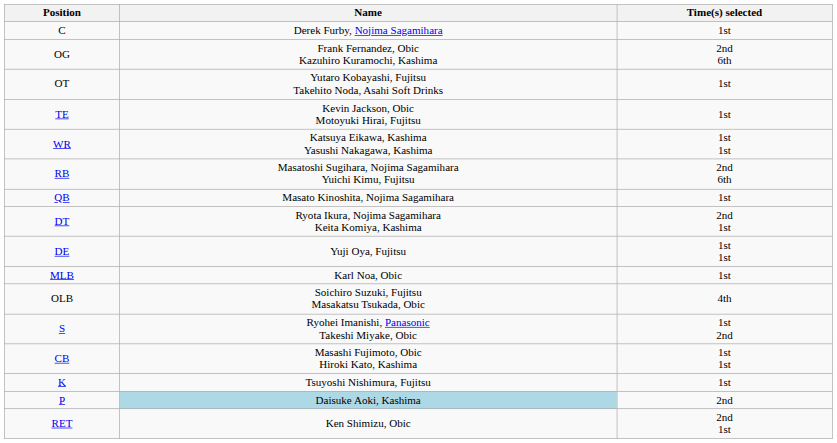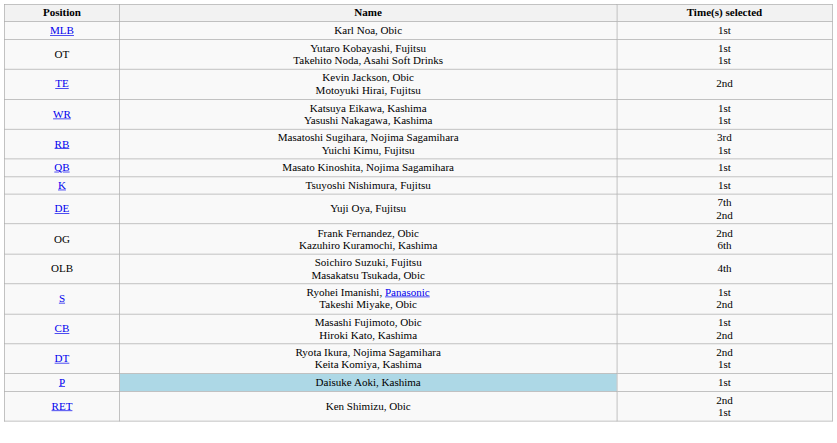- row: (62, 30)
rows swapped: (62, 54) <-> (62, 275)
(724, 84) 1st -> (724, 54) 1st 1st
(724, 114) 1st -> (724, 84) 2nd
(724, 174) 2nd 6th -> (724, 144) 3rd 1st
rows swapped: (62, 221) <-> (62, 382)
(724, 251) 1st 1st -> (724, 209) 7th 2nd
(724, 358) 1st 1st -> (724, 328) 1st 2nd
(724, 400) 2nd -> (724, 382) 1st
